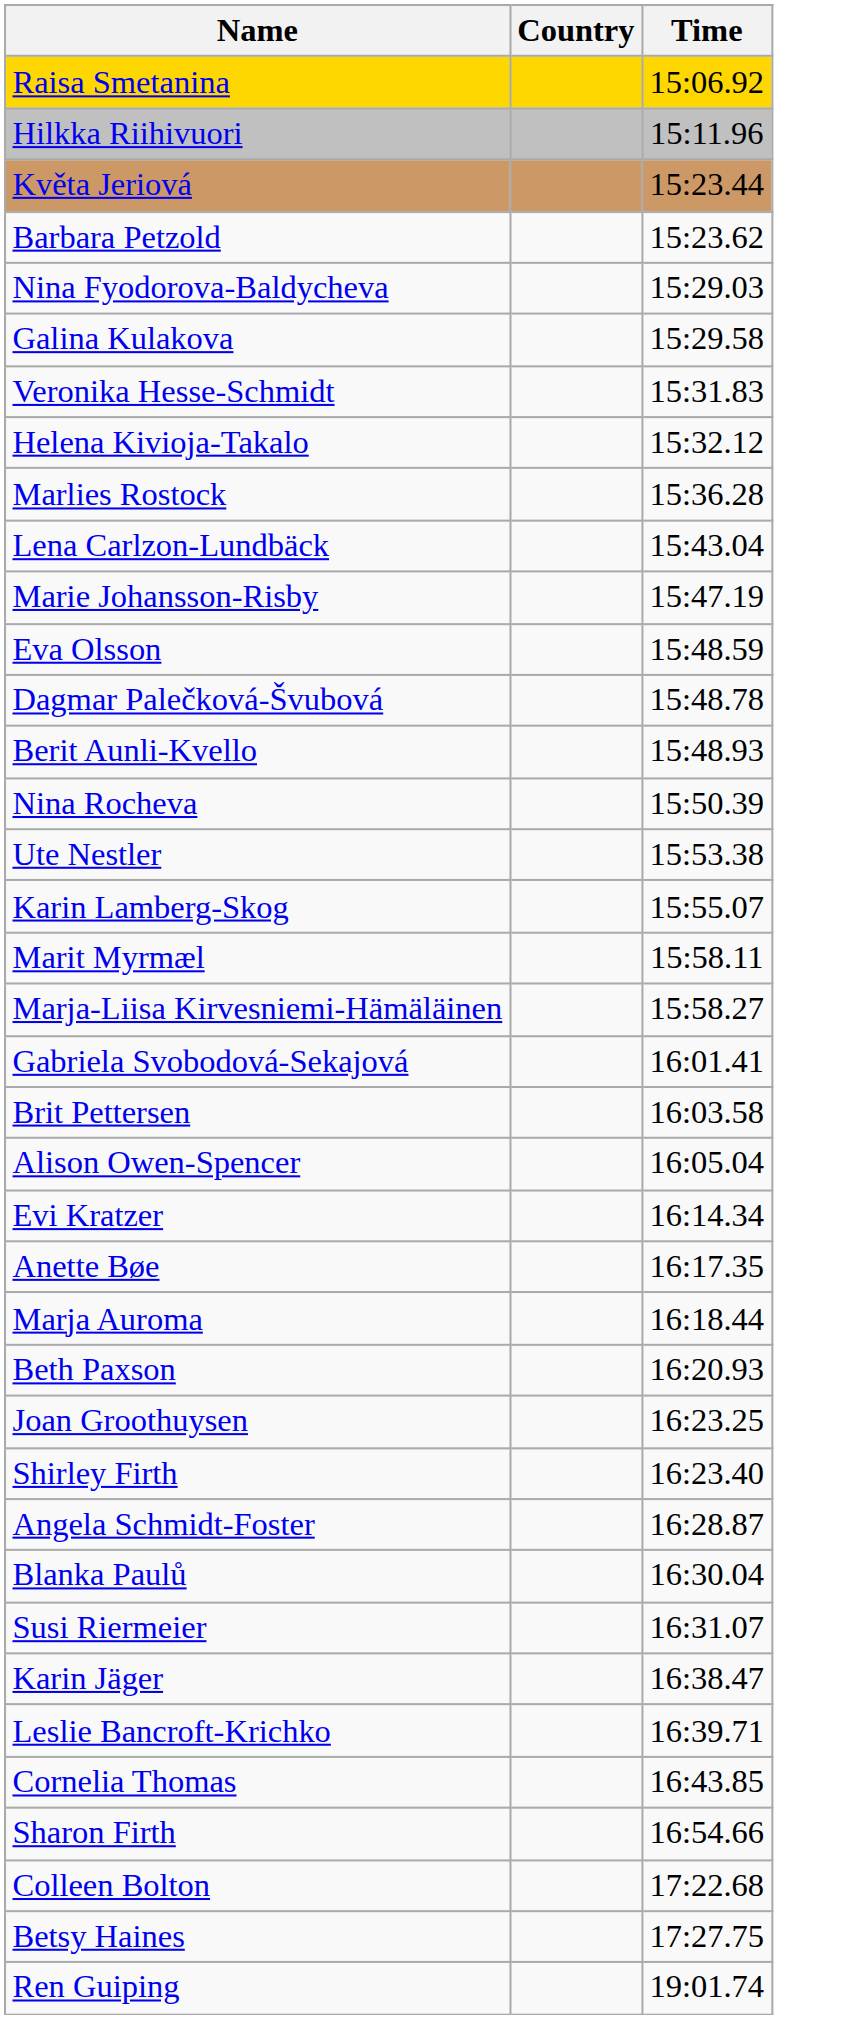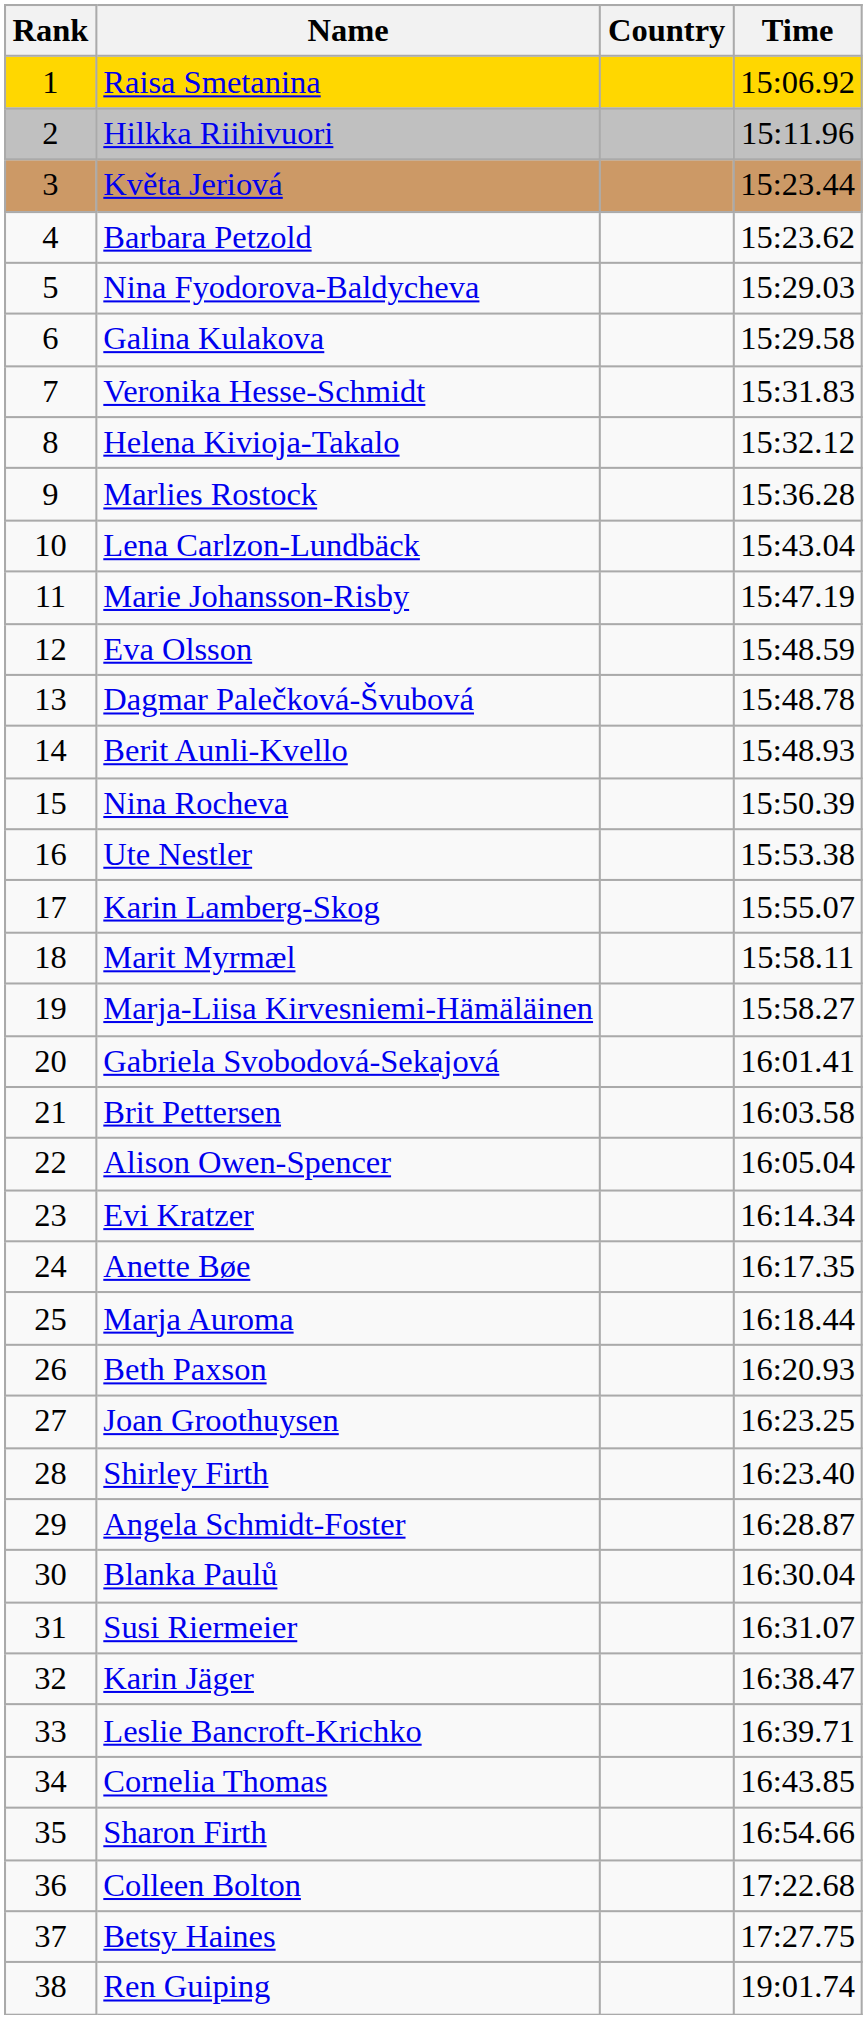+ column: (50, 30)
